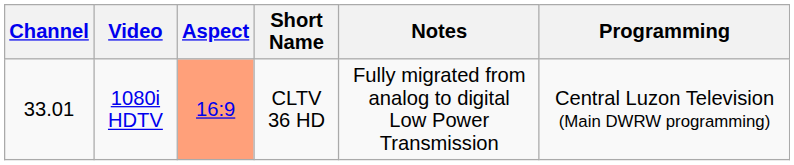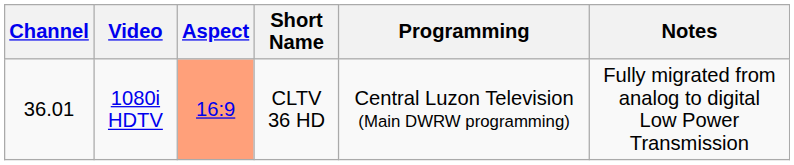columns swapped: (665, 31) <-> (439, 31)
(49, 109) 33.01 -> (49, 109) 36.01
